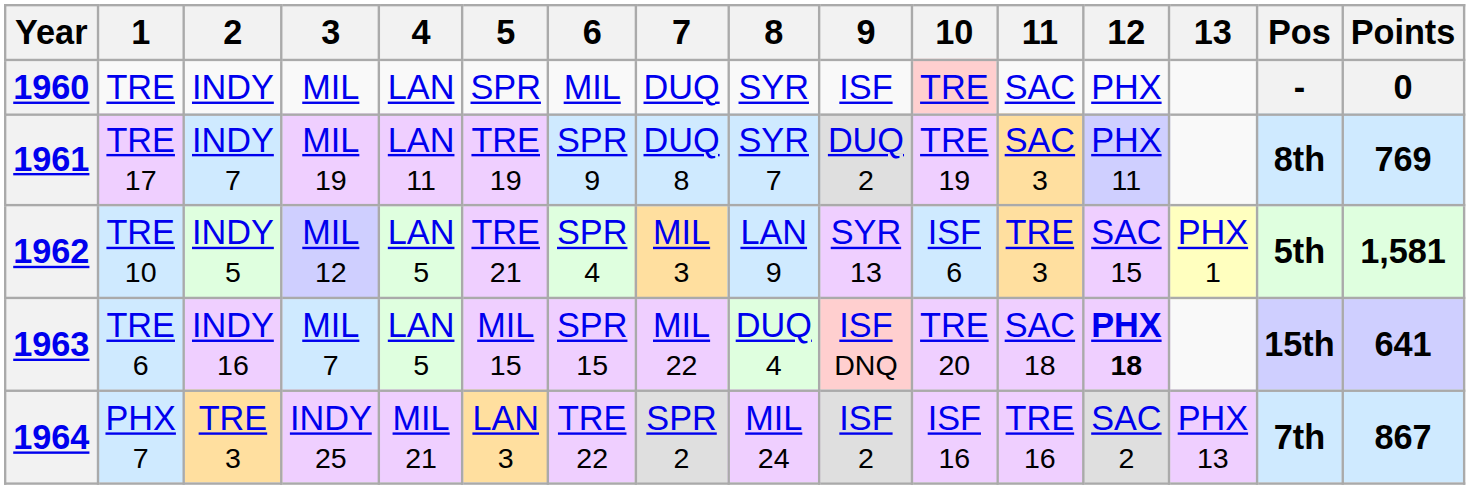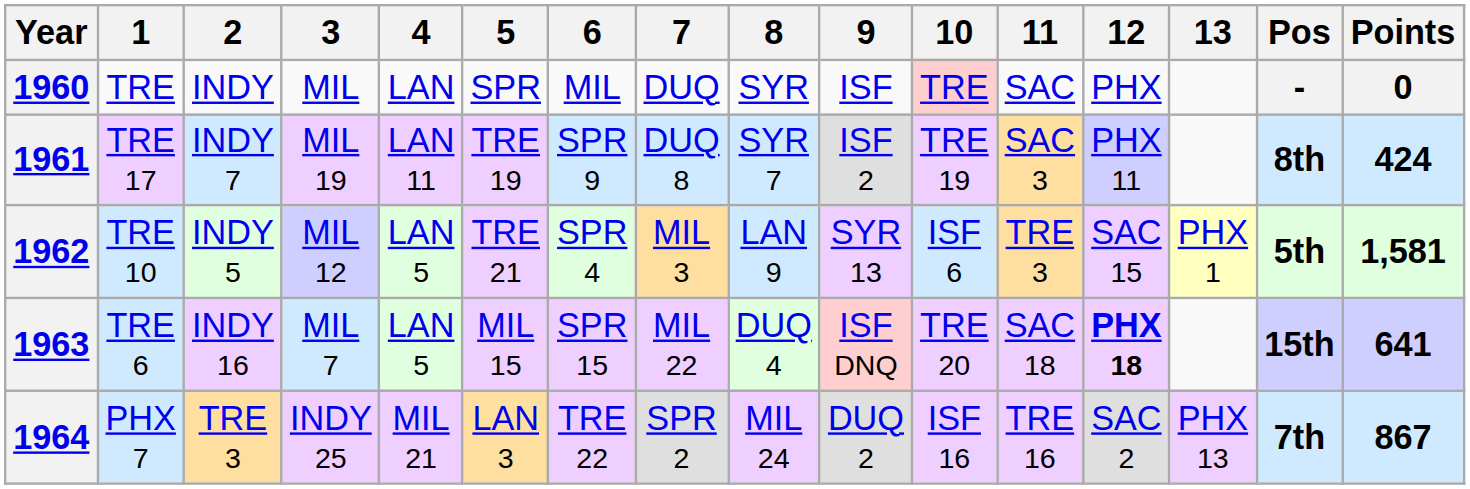(866, 160) DUQ 2 -> (866, 160) ISF 2
(1403, 160) 769 -> (1403, 160) 424
(866, 437) ISF 2 -> (866, 437) DUQ 2
